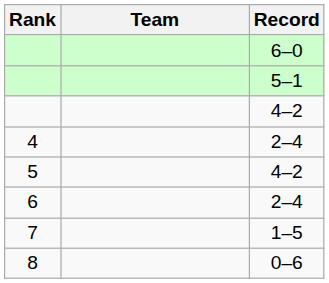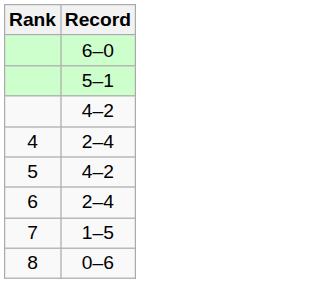- column: (155, 19)
